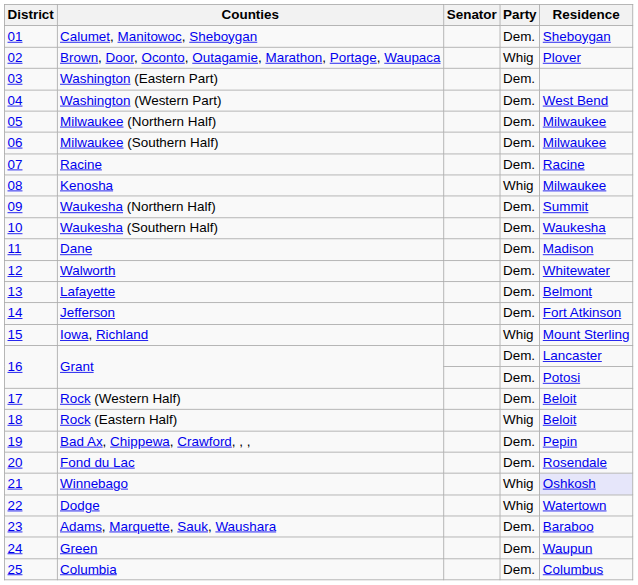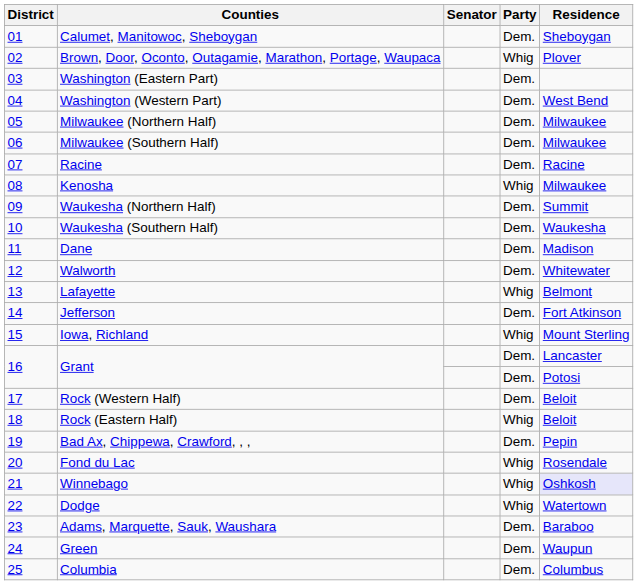(519, 292) Dem. -> (518, 292) Whig
(519, 462) Dem. -> (518, 462) Whig
